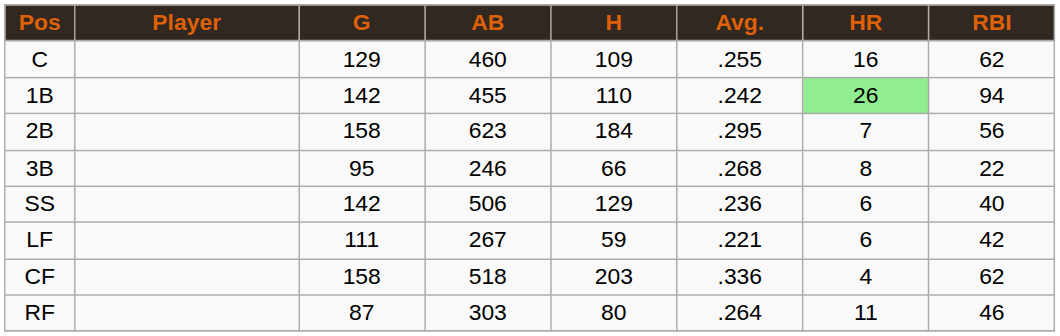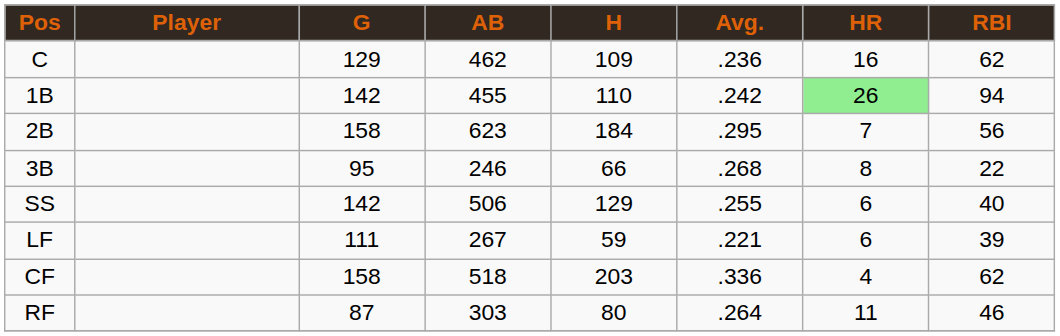(488, 58) 460 -> (488, 58) 462
(740, 58) .255 -> (740, 58) .236
(740, 204) .236 -> (740, 204) .255
(992, 240) 42 -> (992, 240) 39
